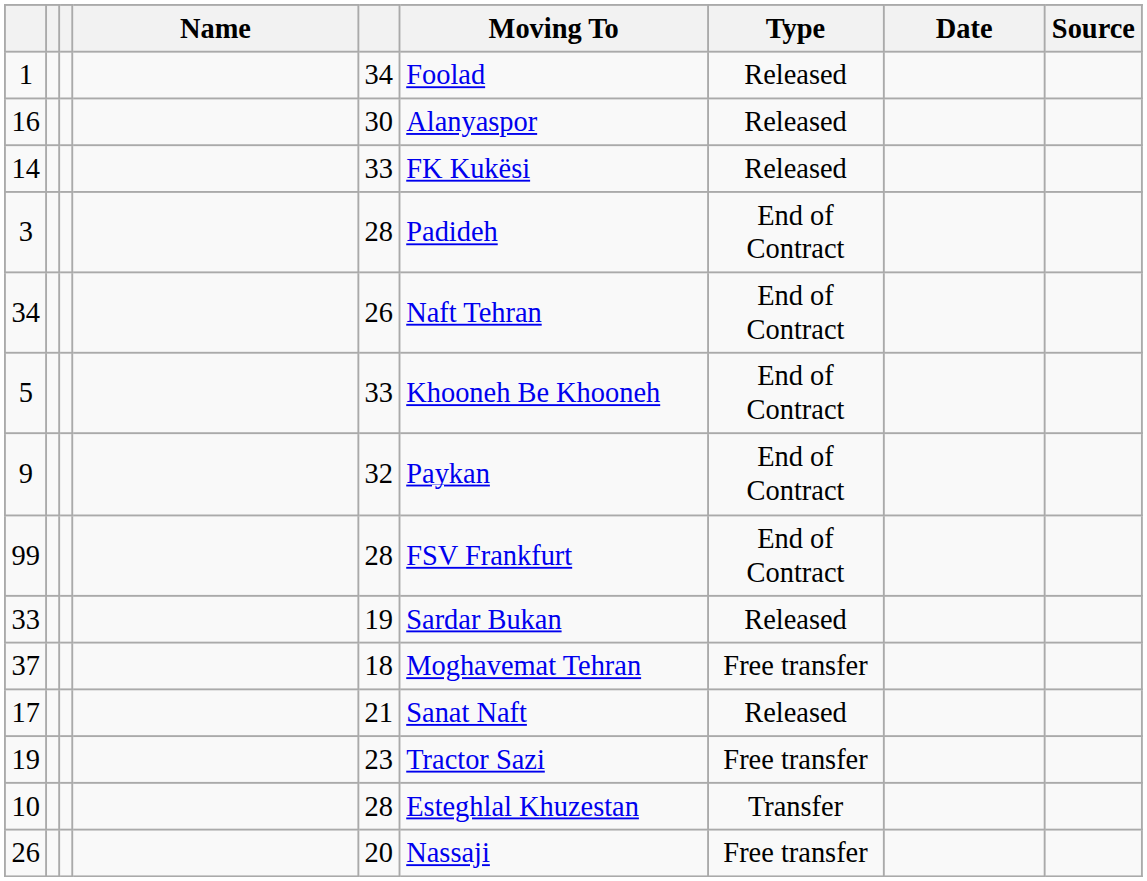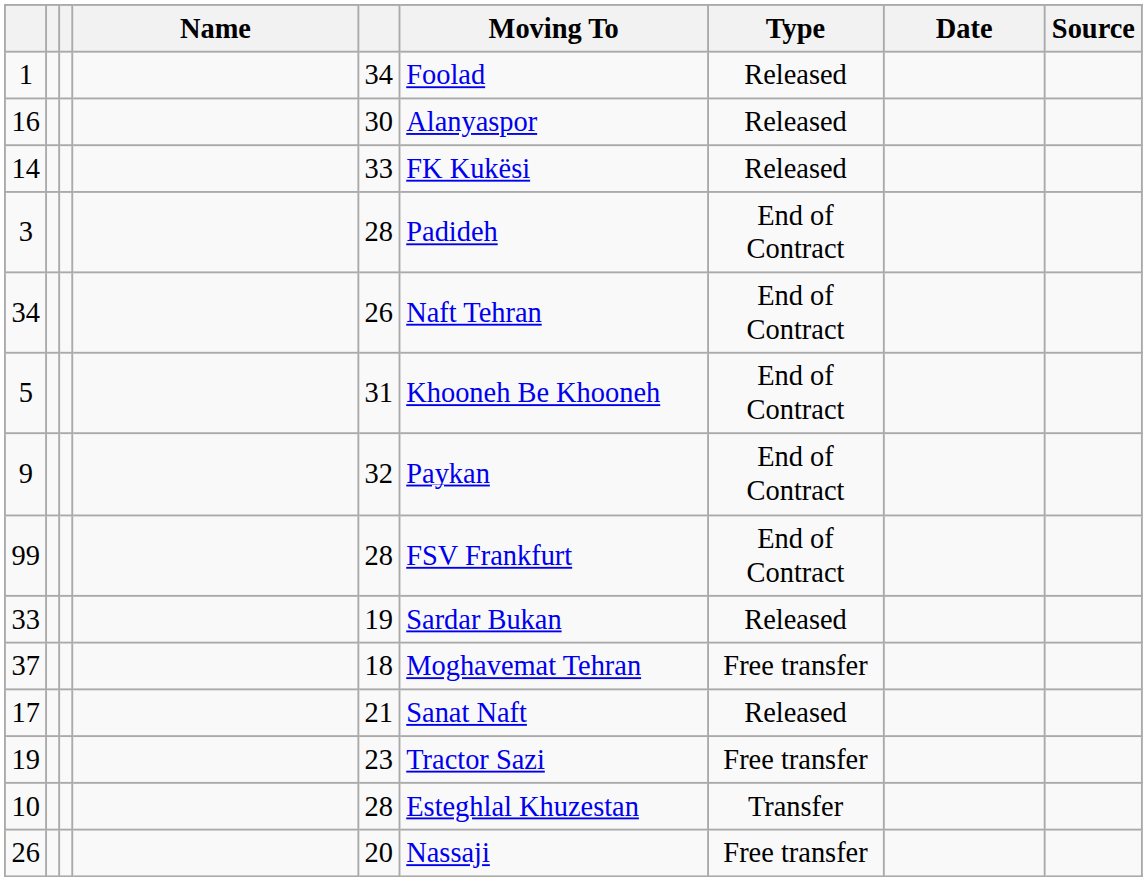(379, 393) 33 -> (379, 393) 31
